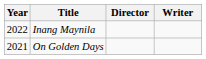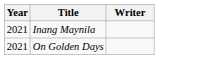- column: (130, 12)
(17, 29) 2022 -> (17, 29) 2021
